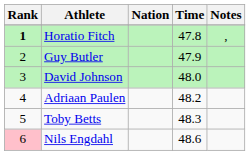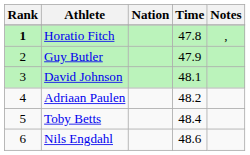(190, 77) 48.0 -> (190, 77) 48.1
(190, 118) 48.3 -> (190, 118) 48.4
(23, 139) pink background -> (23, 139) no background
